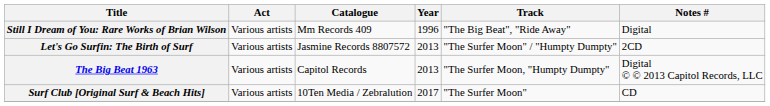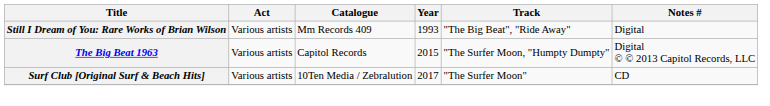(428, 30) 1996 -> (428, 30) 1993
- row: (117, 47)
(428, 70) 2013 -> (428, 53) 2015
